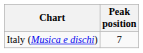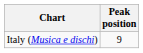(119, 39) 7 -> (119, 39) 9
